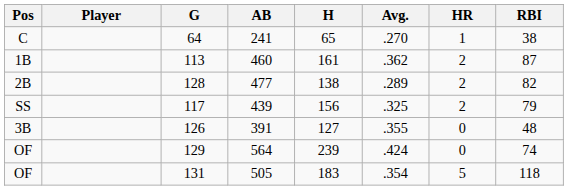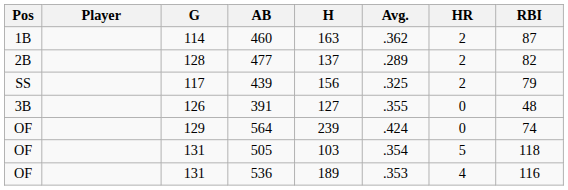- row: (261, 38)
(194, 60) 113 -> (194, 38) 114
(328, 60) 161 -> (328, 38) 163
(328, 83) 138 -> (328, 60) 137
(328, 173) 183 -> (328, 151) 103
+ row: (261, 173)
